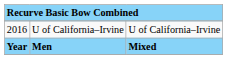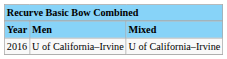rows swapped: (17, 46) <-> (17, 29)
